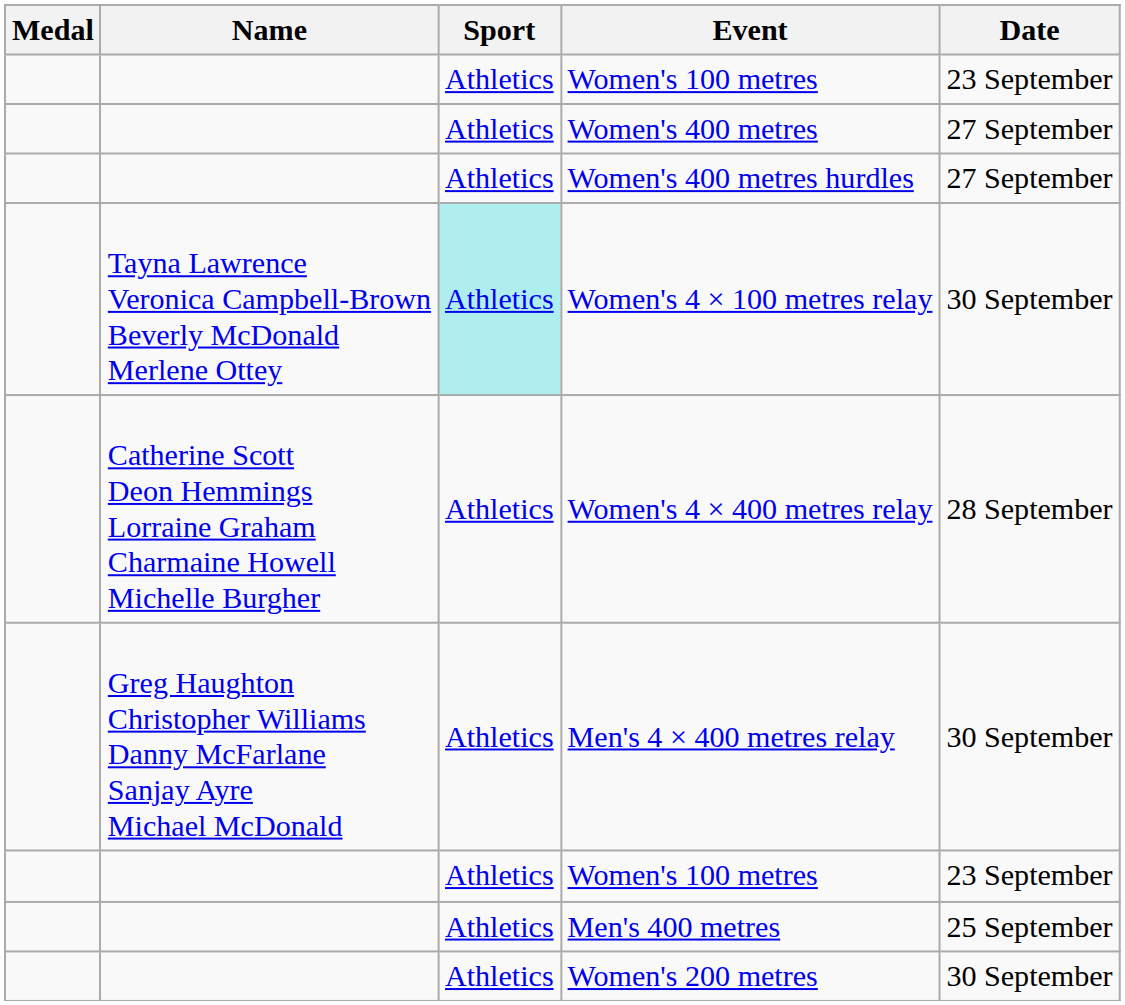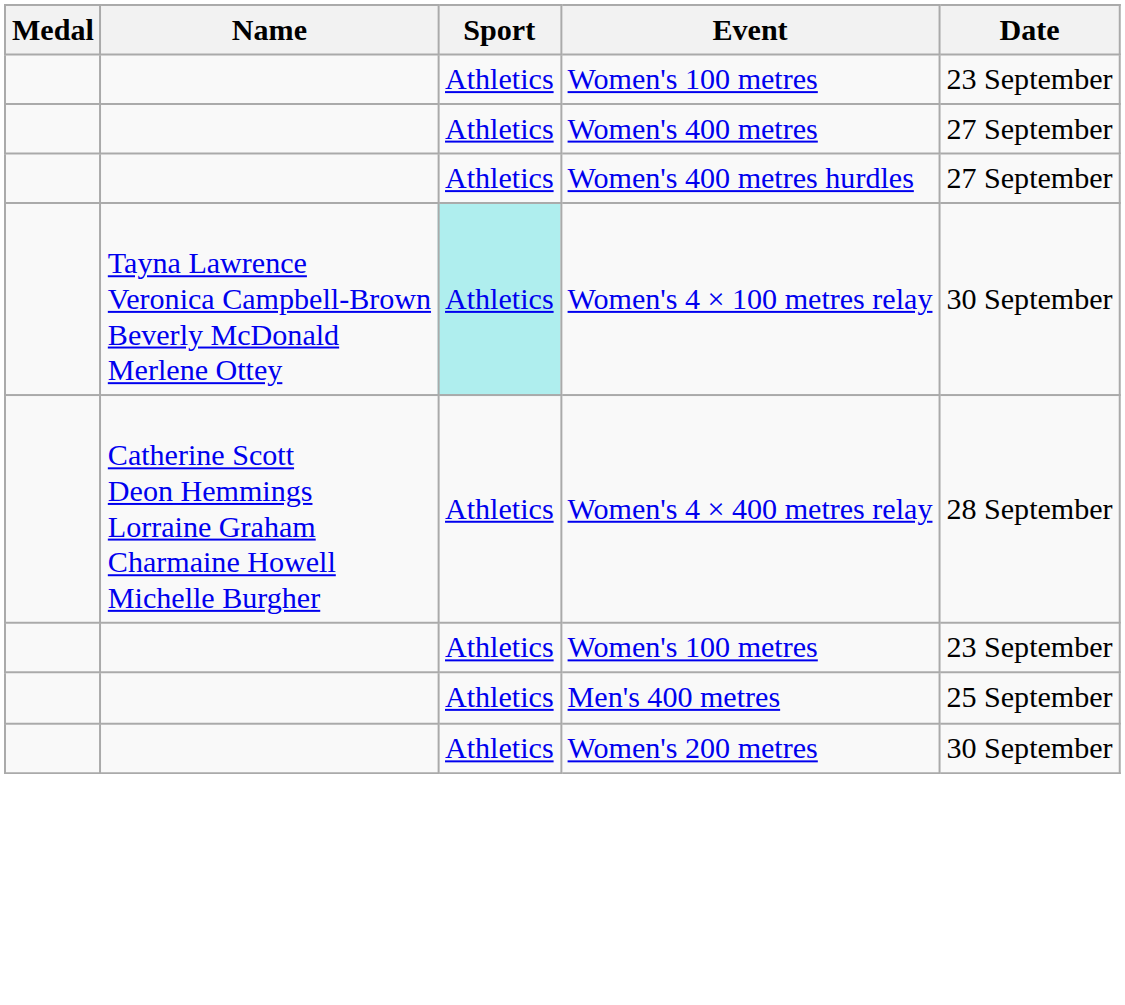- row: (237, 754)
